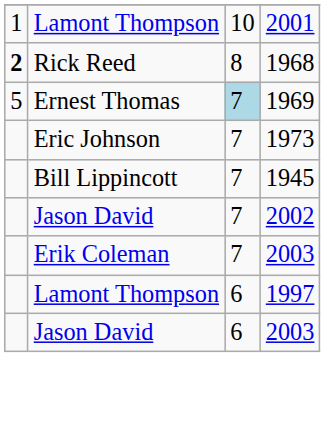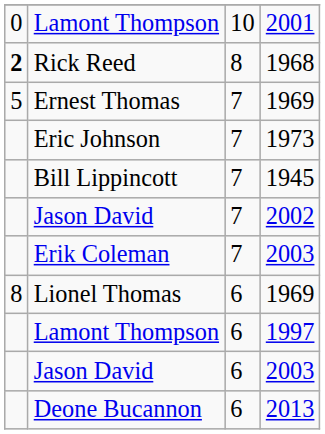(16, 23) 1 -> (16, 23) 0
(236, 100) lightblue background -> (236, 100) no background
+ row: (107, 293)
+ row: (118, 409)
